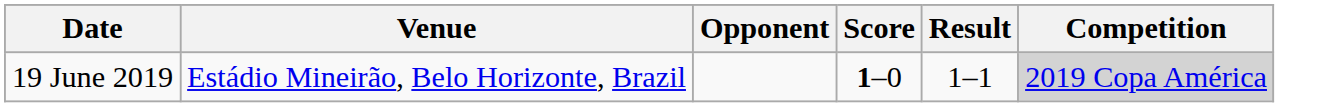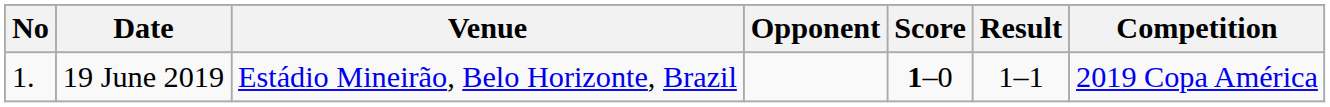+ column: (30, 28)
(1146, 76) lightgrey background -> (1197, 76) no background
